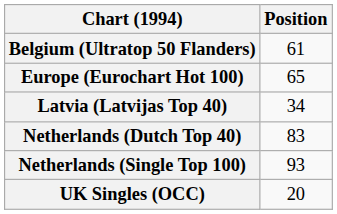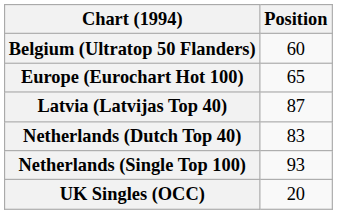(296, 48) 61 -> (296, 48) 60
(296, 106) 34 -> (296, 106) 87
